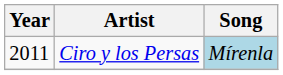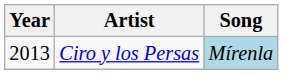(29, 52) 2011 -> (30, 52) 2013
